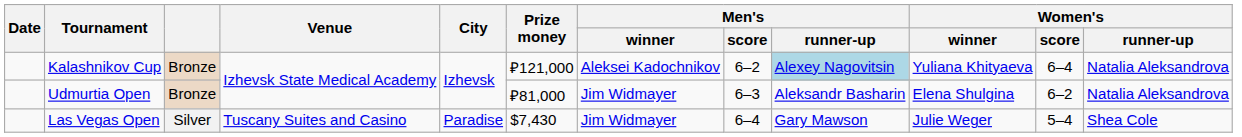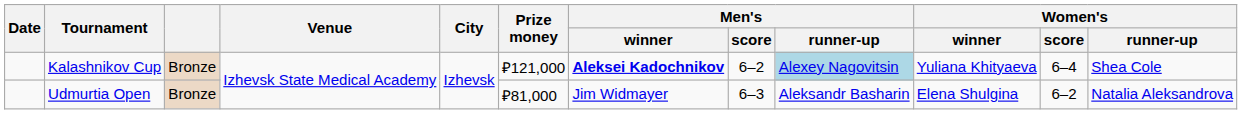(650, 66) normal -> (648, 66) bold
(1158, 66) Natalia Aleksandrova -> (1127, 66) Shea Cole
- row: (104, 120)
